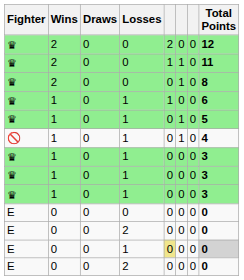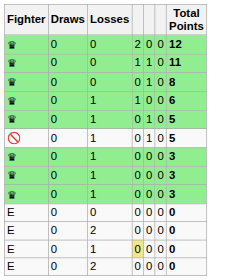- column: (64, 19)
(205, 138) 4 -> (172, 138) 5
(205, 248) lightgrey background -> (172, 248) no background
